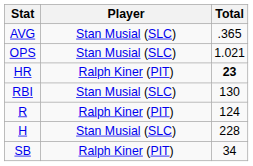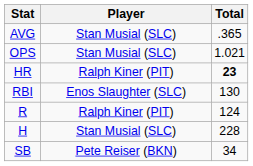(126, 92) Stan Musial (SLC) -> (126, 92) Enos Slaughter (SLC)
(126, 151) Ralph Kiner (PIT) -> (126, 151) Pete Reiser (BKN)
